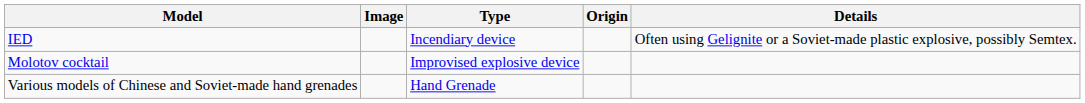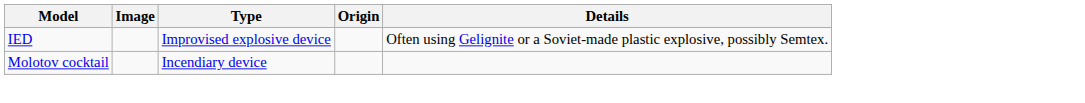(463, 39) Incendiary device -> (246, 39) Improvised explosive device
(495, 62) Improvised explosive device -> (214, 62) Incendiary device
- row: (183, 86)
